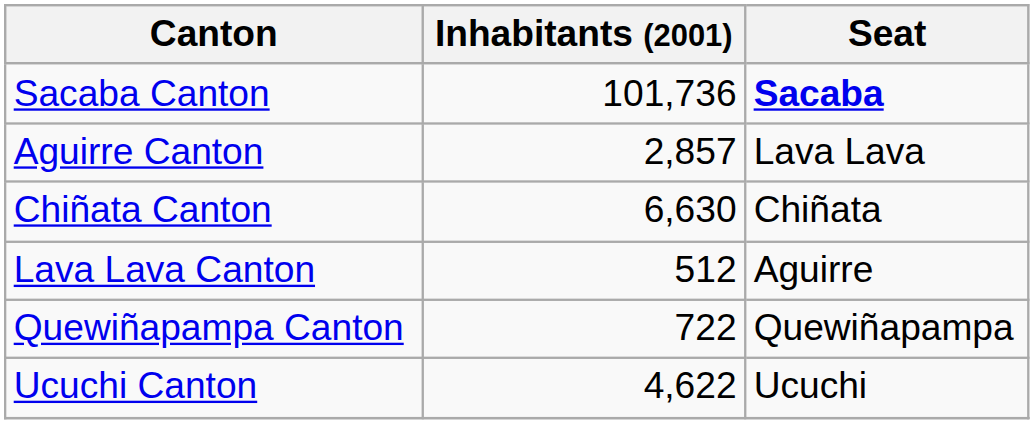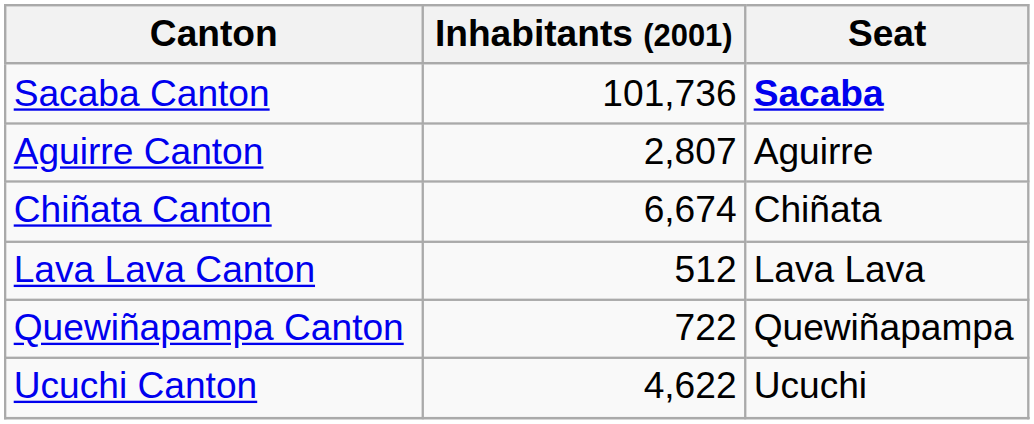(690, 151) 2,857 -> (690, 151) 2,807
(839, 151) Lava Lava -> (813, 151) Aguirre
(690, 210) 6,630 -> (690, 210) 6,674
(813, 269) Aguirre -> (839, 269) Lava Lava
